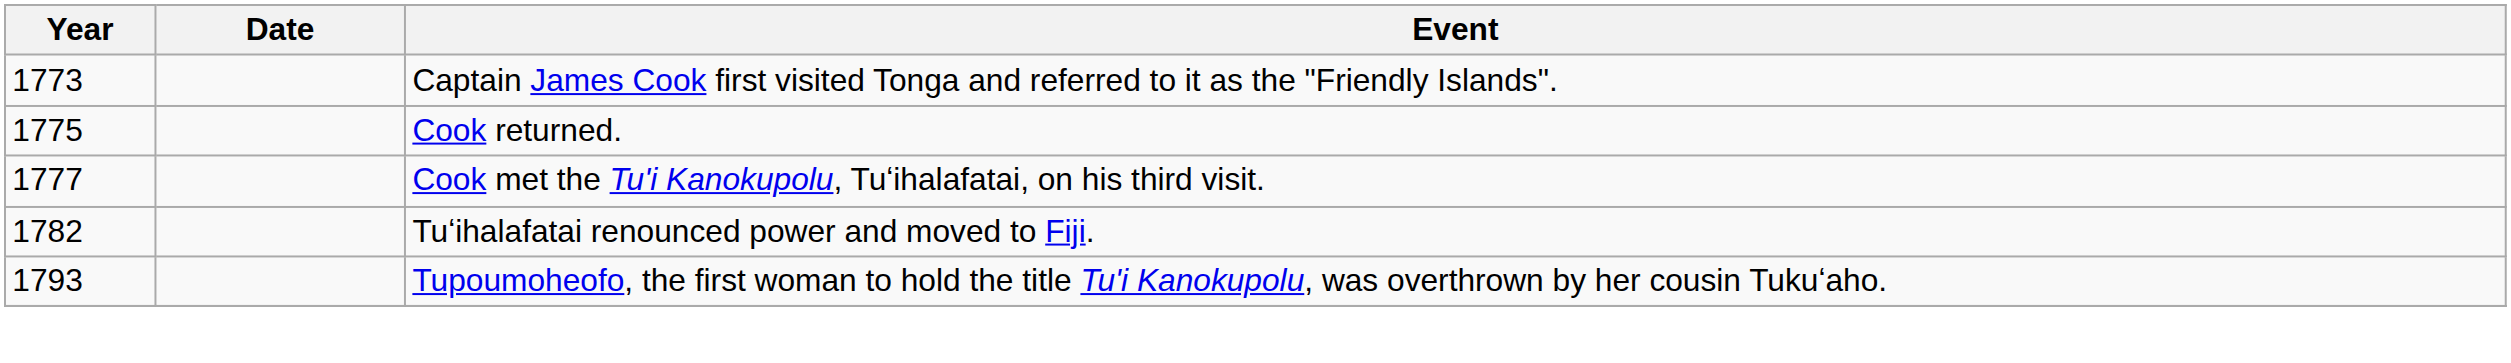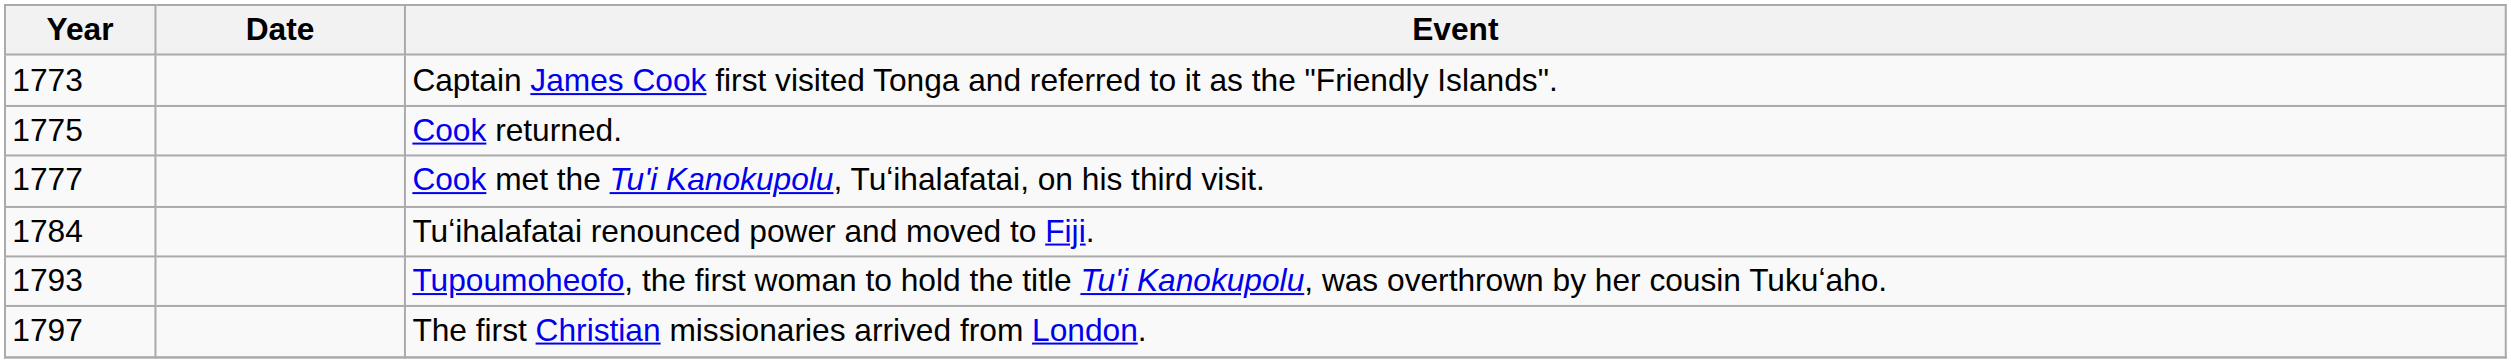(48, 230) 1782 -> (48, 230) 1784
+ row: (779, 331)
